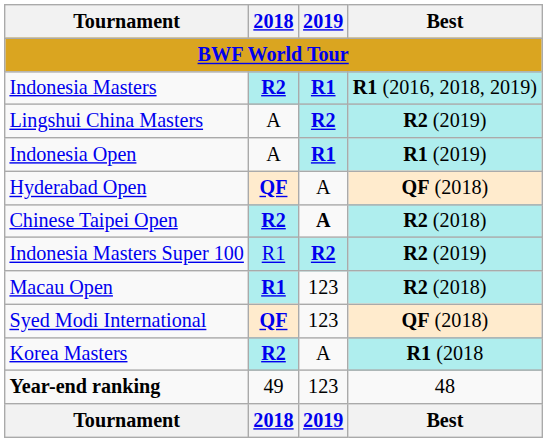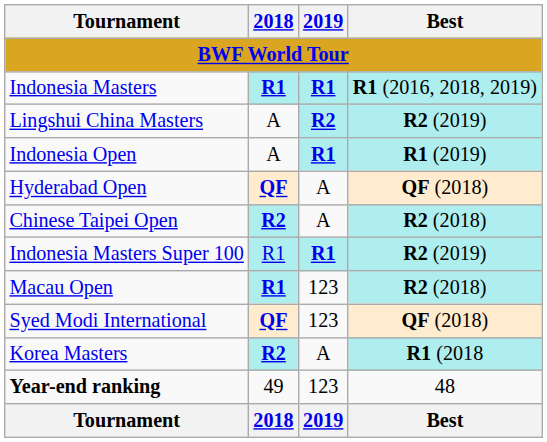(273, 88) R2 -> (273, 88) R1
(323, 221) bold -> (323, 221) normal
(323, 254) R2 -> (323, 254) R1
